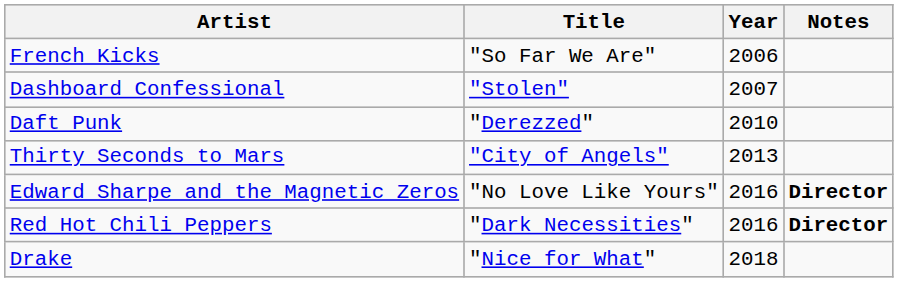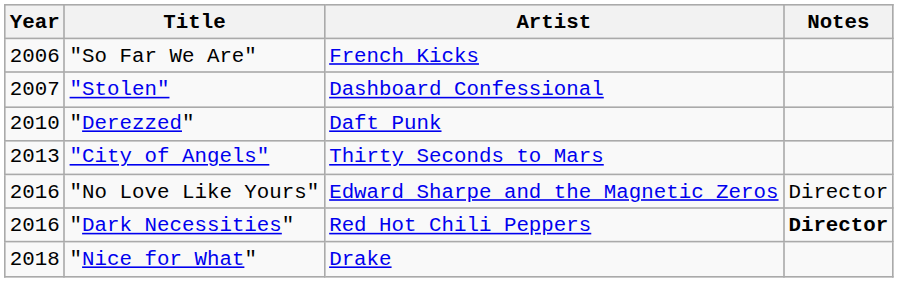columns swapped: (754, 22) <-> (234, 22)
(838, 191) bold -> (838, 191) normal
